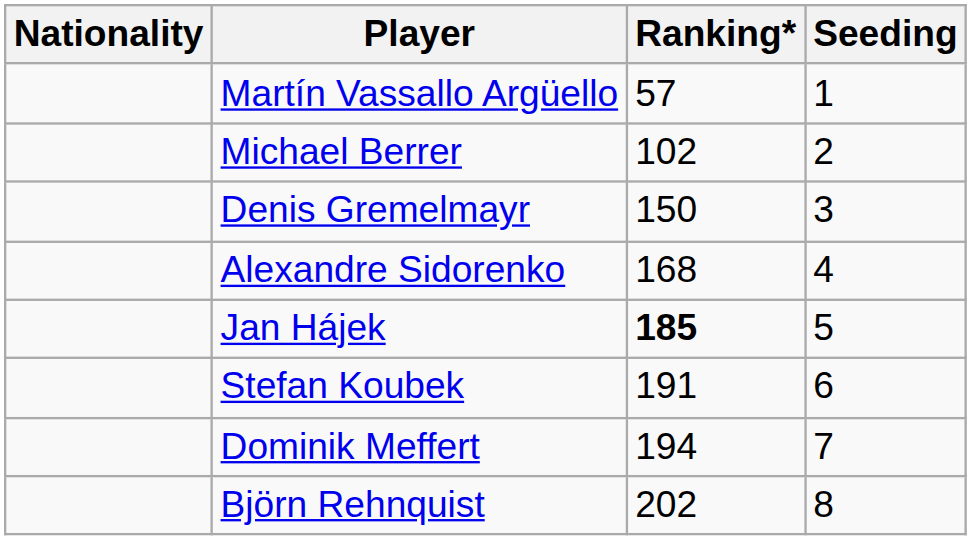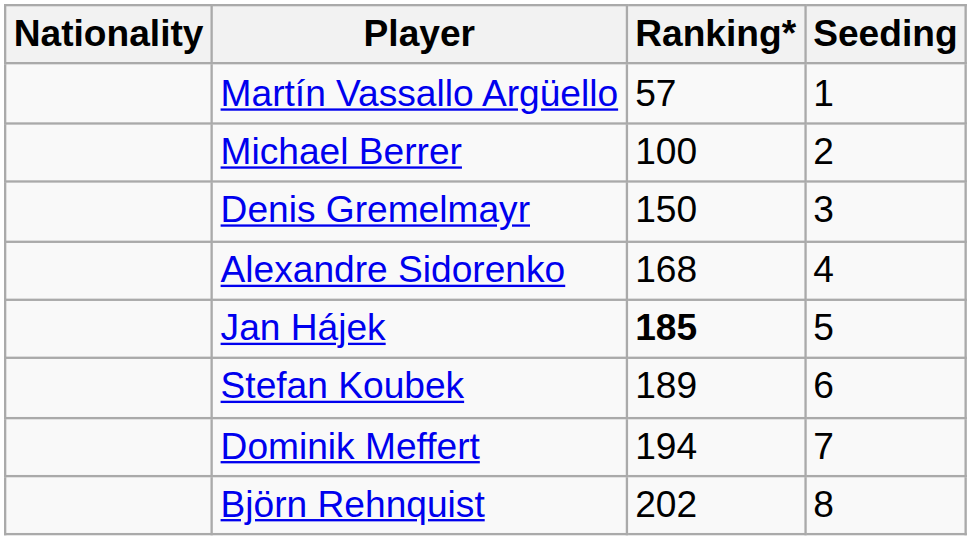(666, 151) 102 -> (666, 151) 100
(666, 387) 191 -> (666, 387) 189
